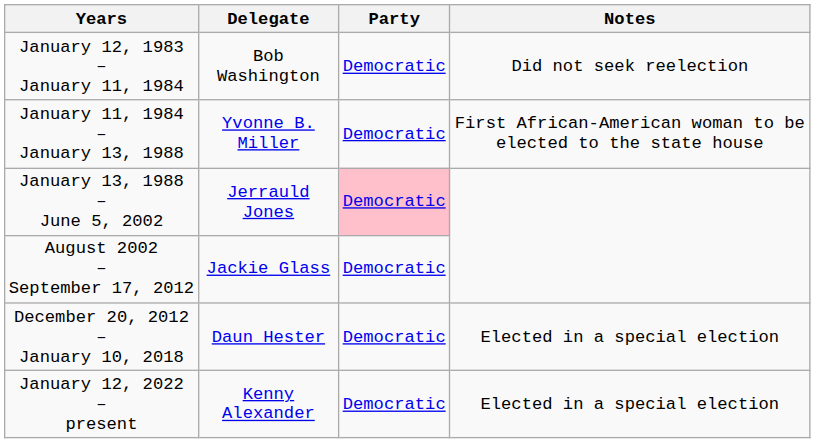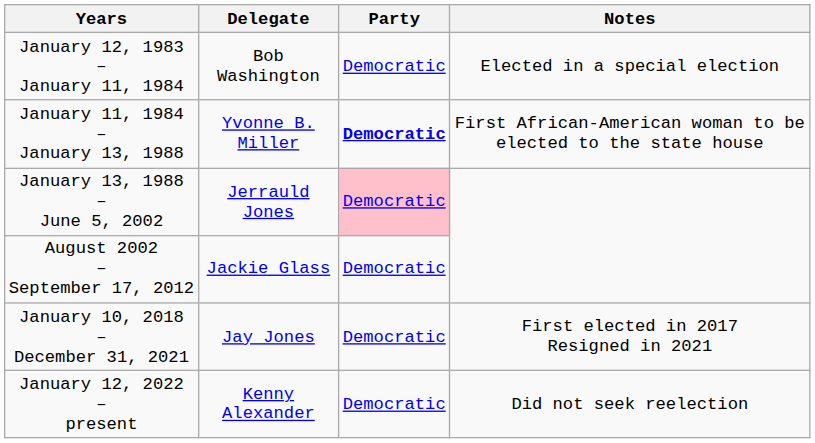(630, 66) Did not seek reelection -> (630, 66) Elected in a special election
(394, 134) normal -> (394, 134) bold
- row: (101, 337)
+ row: (101, 337)
(630, 404) Elected in a special election -> (630, 404) Did not seek reelection
